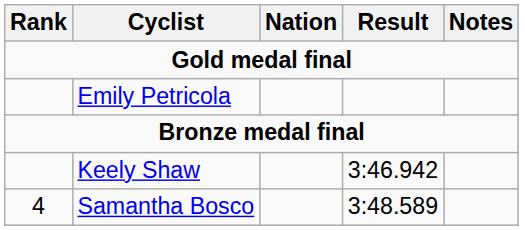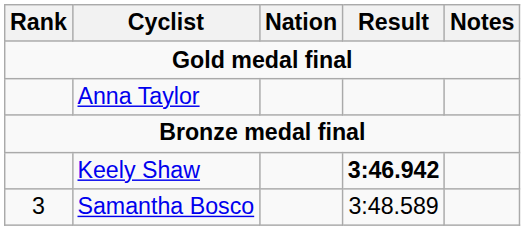- row: (154, 96)
+ row: (139, 96)
(393, 170) normal -> (394, 170) bold
(38, 206) 4 -> (38, 206) 3
